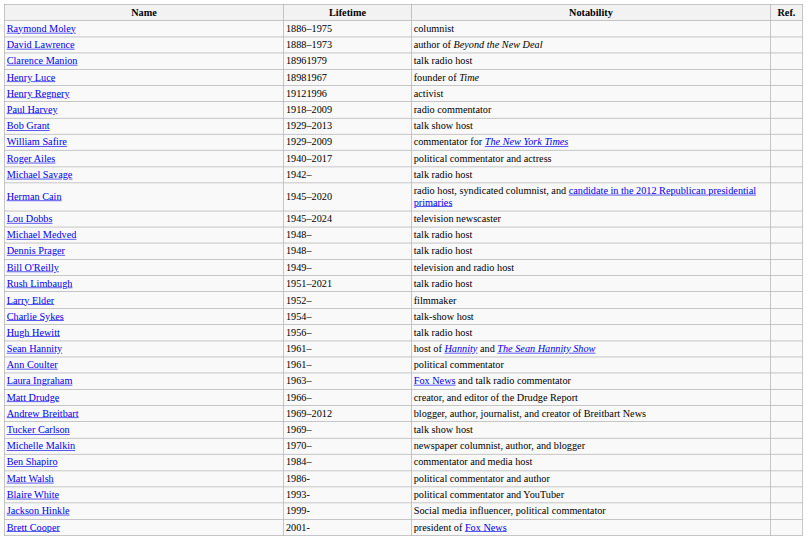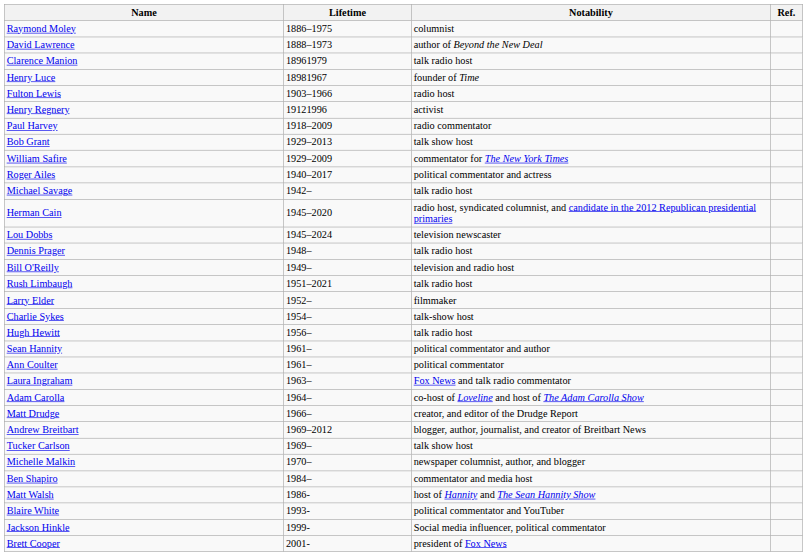+ row: (34, 93)
- row: (42, 235)
(505, 348) host of Hannity and The Sean Hannity Show -> (482, 348) political commentator and author
+ row: (36, 397)
(482, 478) political commentator and author -> (505, 495) host of Hannity and The Sean Hannity Show
